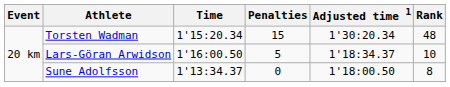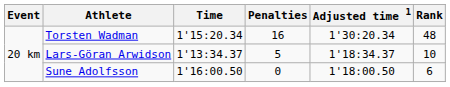(278, 35) 15 -> (278, 35) 16
(210, 53) 1'16:00.50 -> (210, 53) 1'13:34.37
(210, 72) 1'13:34.37 -> (210, 72) 1'16:00.50
(430, 72) 8 -> (430, 72) 6
